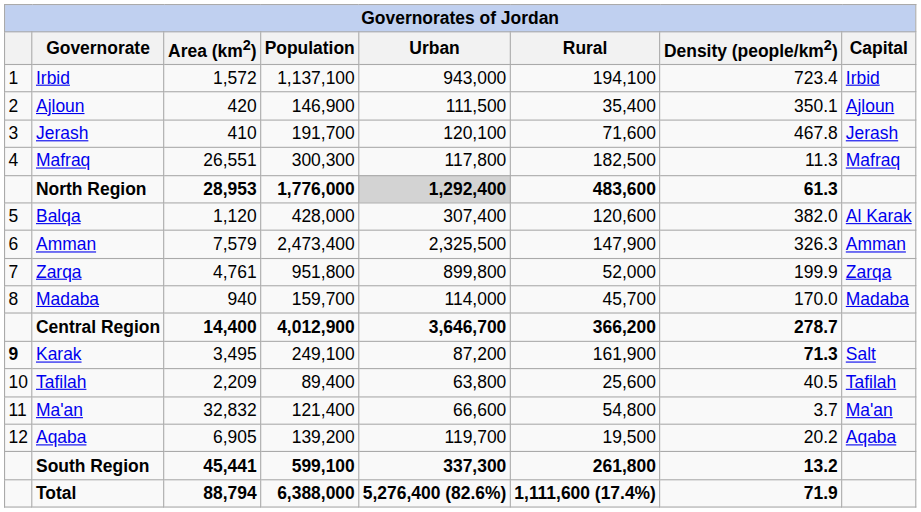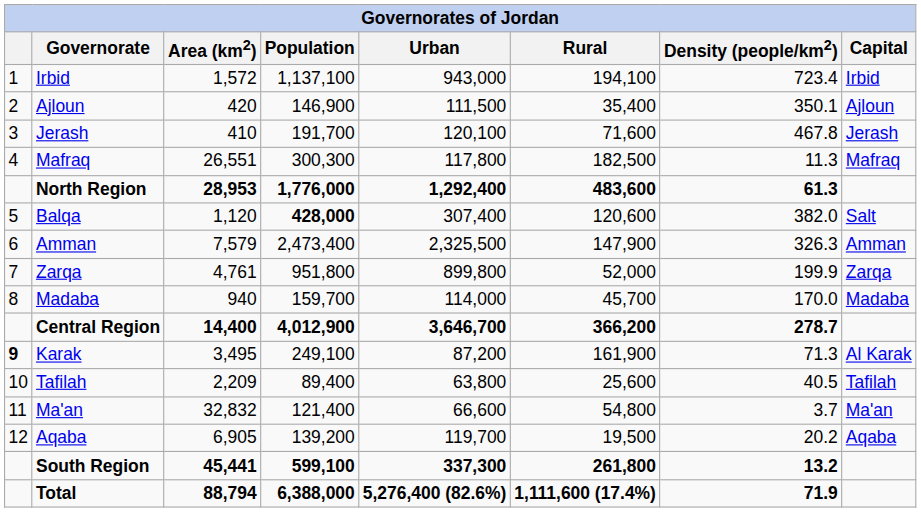(468, 188) lightgrey background -> (468, 188) no background
(323, 216) normal -> (323, 216) bold
(879, 216) Al Karak -> (861, 216) Salt
(821, 354) bold -> (821, 354) normal
(861, 354) Salt -> (879, 354) Al Karak
